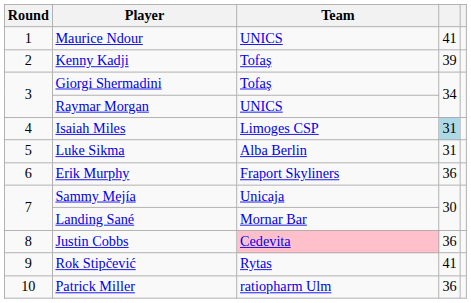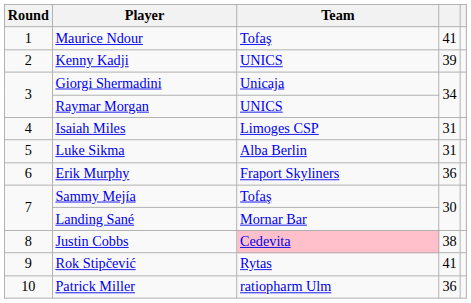(261, 38) UNICS -> (256, 38) Tofaş
(256, 60) Tofaş -> (261, 60) UNICS
(256, 83) Tofaş -> (262, 83) Unicaja
(450, 128) lightblue background -> (450, 128) no background
(262, 196) Unicaja -> (256, 196) Tofaş
(450, 241) 36 -> (450, 241) 38
